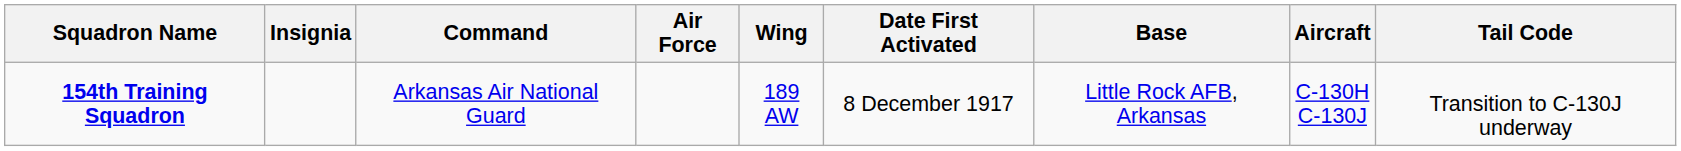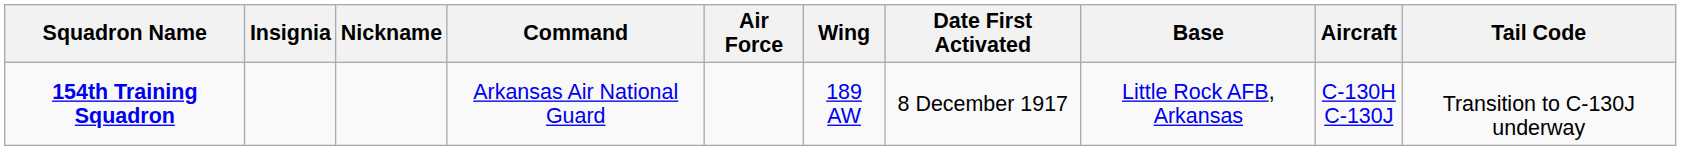+ column: (391, 33)
